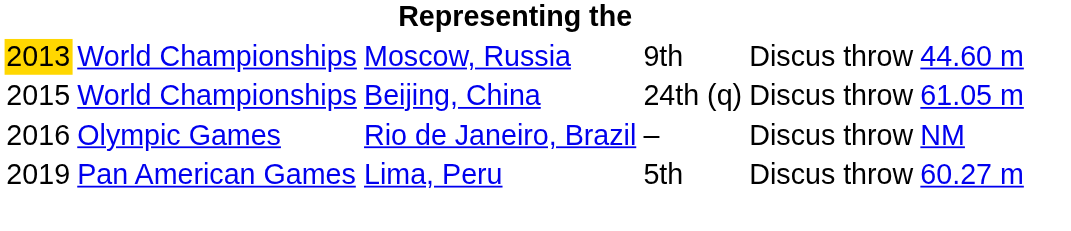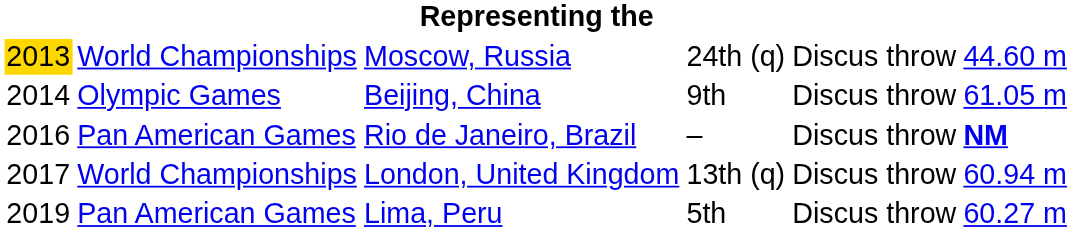(663, 56) 9th -> (736, 56) 24th (q)
(38, 95) 2015 -> (38, 95) 2014
(217, 95) World Championships -> (179, 95) Olympic Games
(693, 95) 24th (q) -> (706, 95) 9th
(179, 135) Olympic Games -> (217, 135) Pan American Games
(943, 135) normal -> (986, 135) bold
+ row: (522, 174)
